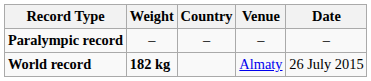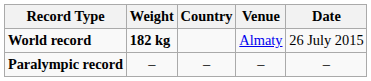rows swapped: (50, 64) <-> (65, 40)
